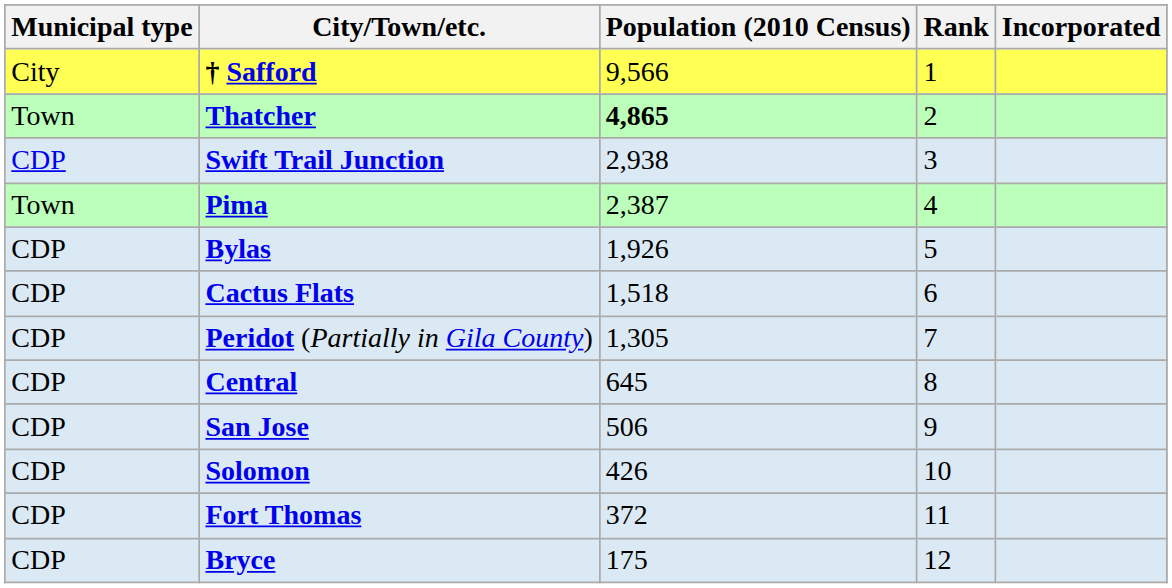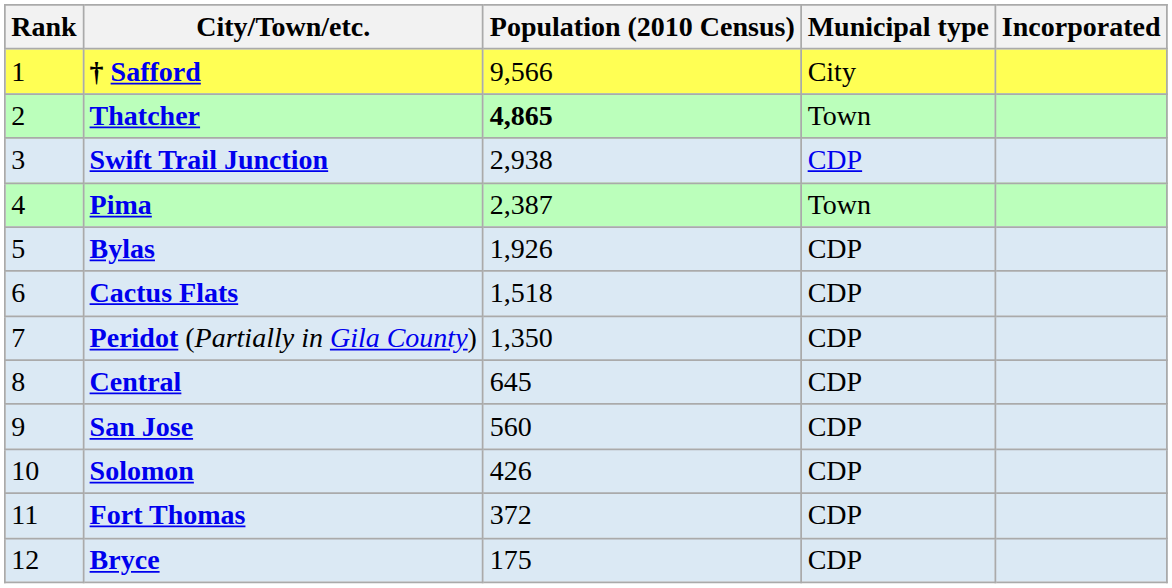columns swapped: (956, 26) <-> (102, 26)
(637, 337) 1,305 -> (521, 337) 1,350
(627, 426) 506 -> (511, 426) 560
